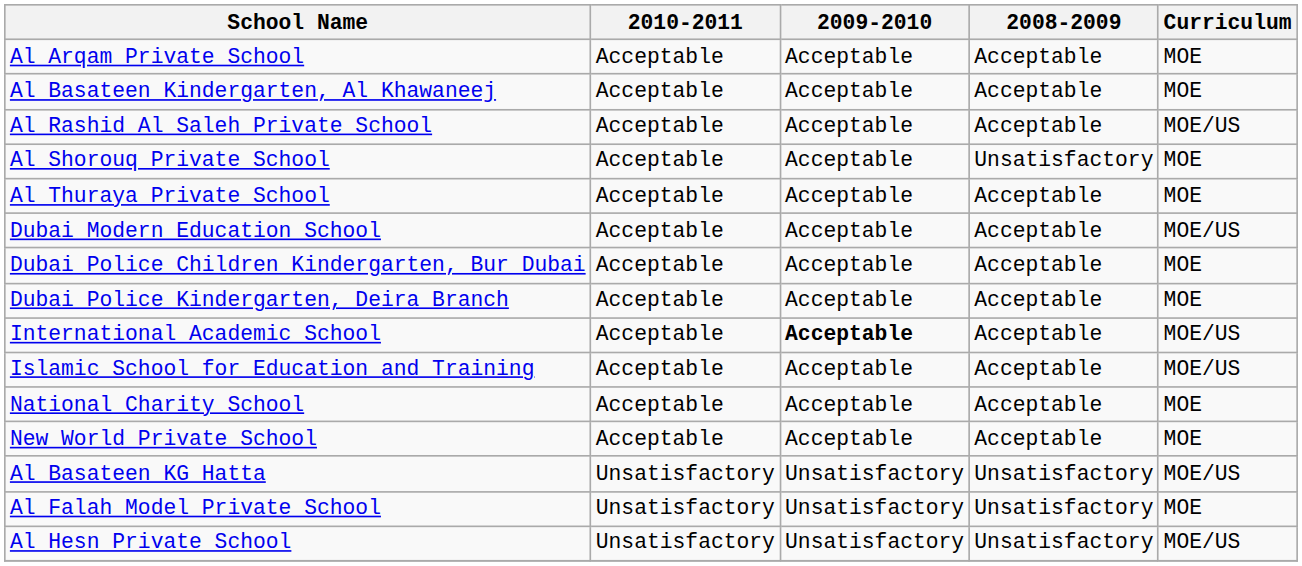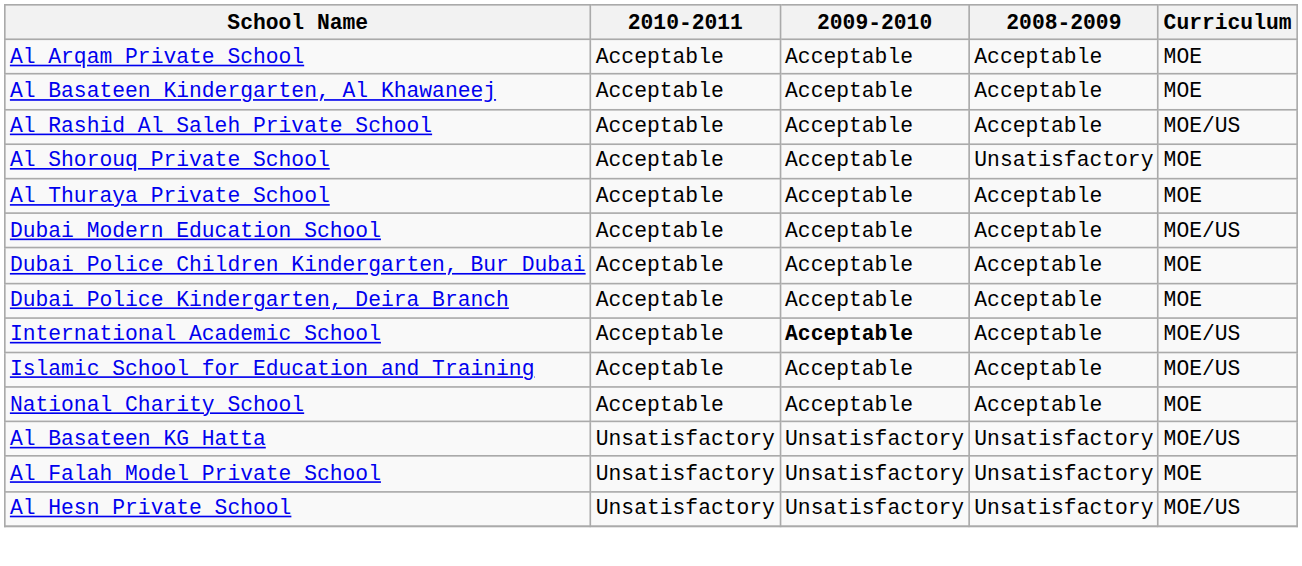- row: (163, 439)
